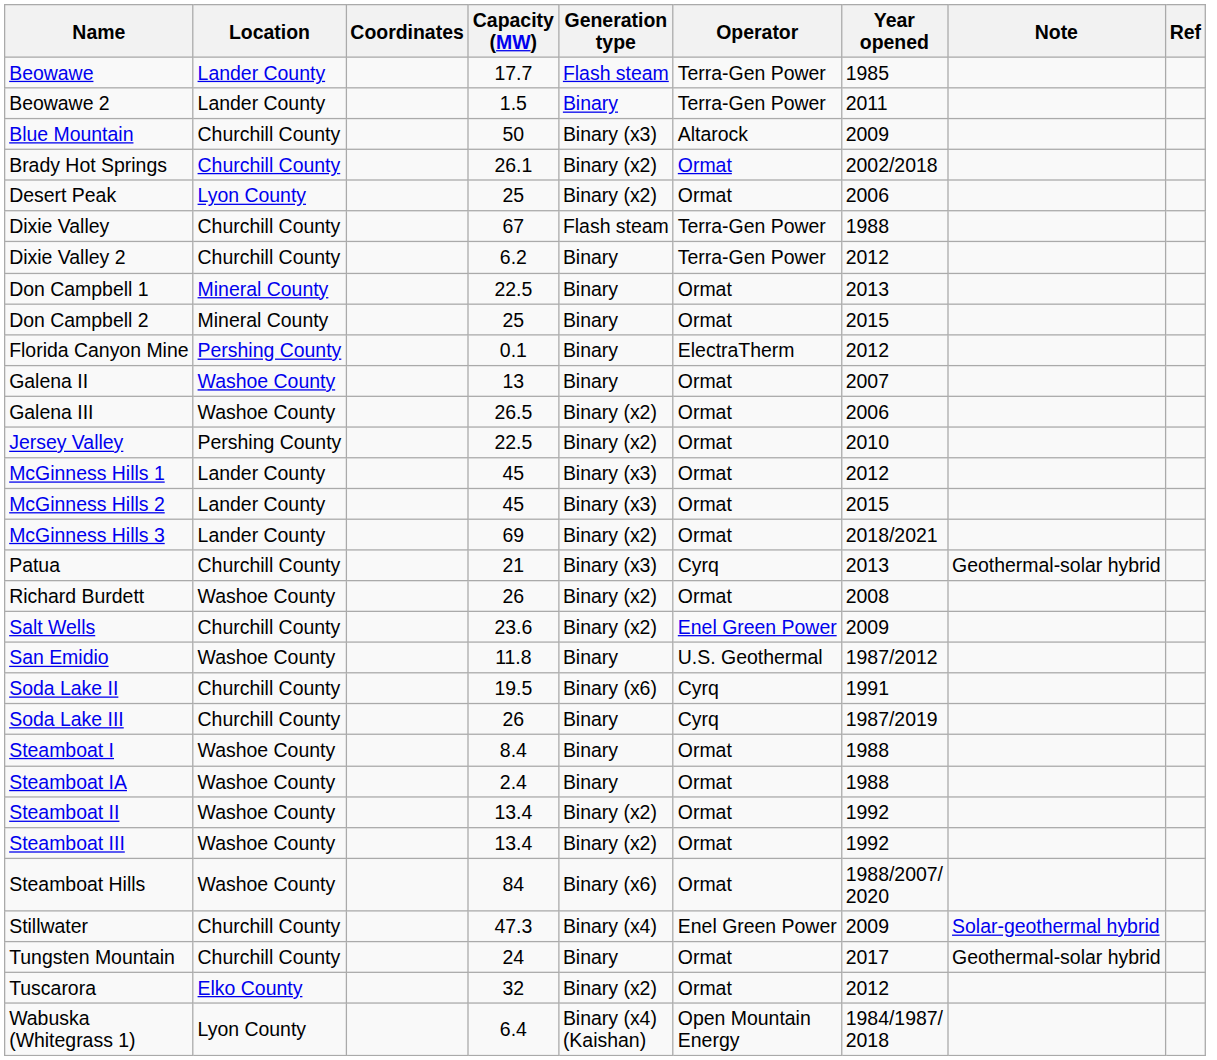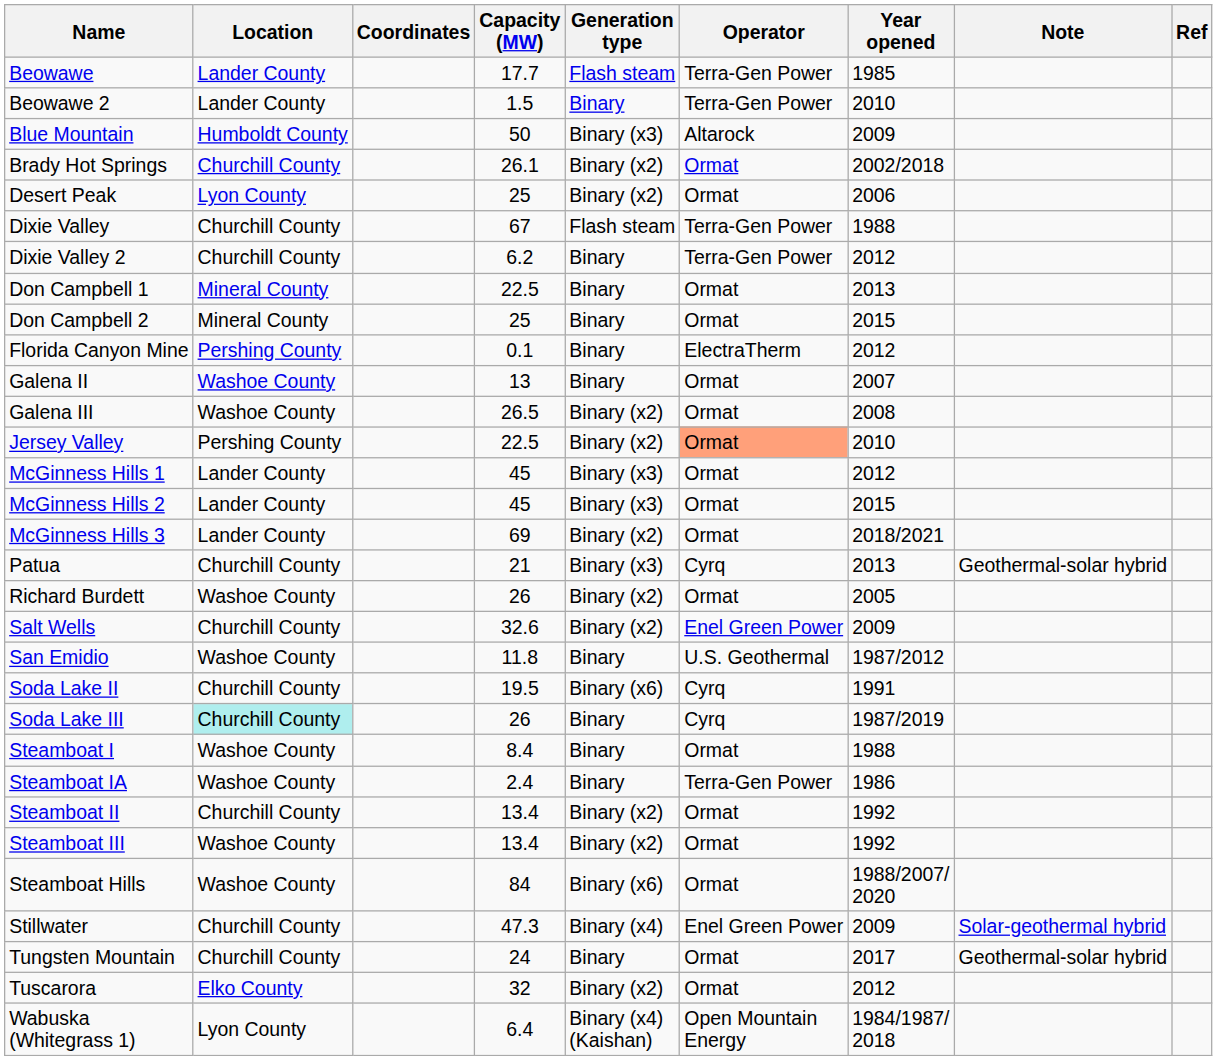(867, 104) 2011 -> (874, 104) 2010
(269, 134) Churchill County -> (273, 134) Humboldt County
(867, 412) 2006 -> (874, 412) 2008
(705, 442) no background -> (711, 442) lightsalmon background
(867, 596) 2008 -> (874, 596) 2005
(513, 627) 23.6 -> (520, 627) 32.6
(269, 720) no background -> (269, 720) paleturquoise background
(705, 781) Ormat -> (758, 781) Terra-Gen Power
(867, 781) 1988 -> (874, 781) 1986
(266, 812) Washoe County -> (269, 812) Churchill County
